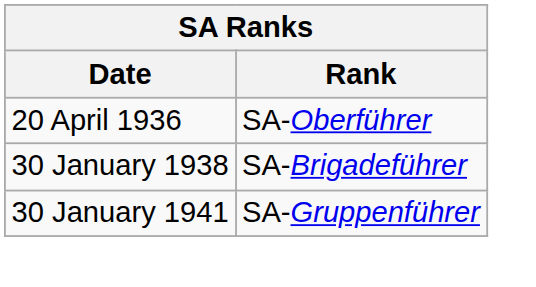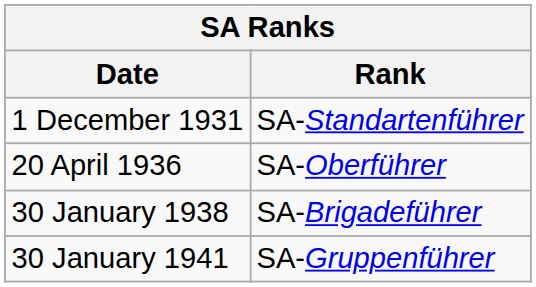+ row: (127, 119)
